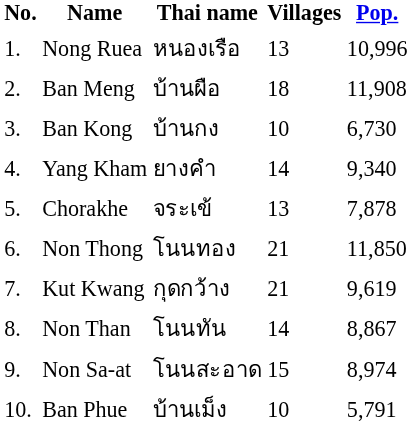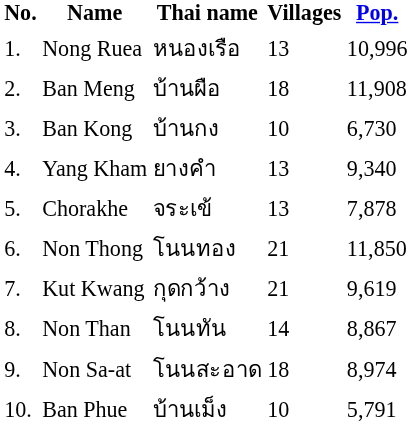(278, 168) 14 -> (278, 168) 13
(278, 368) 15 -> (278, 368) 18
